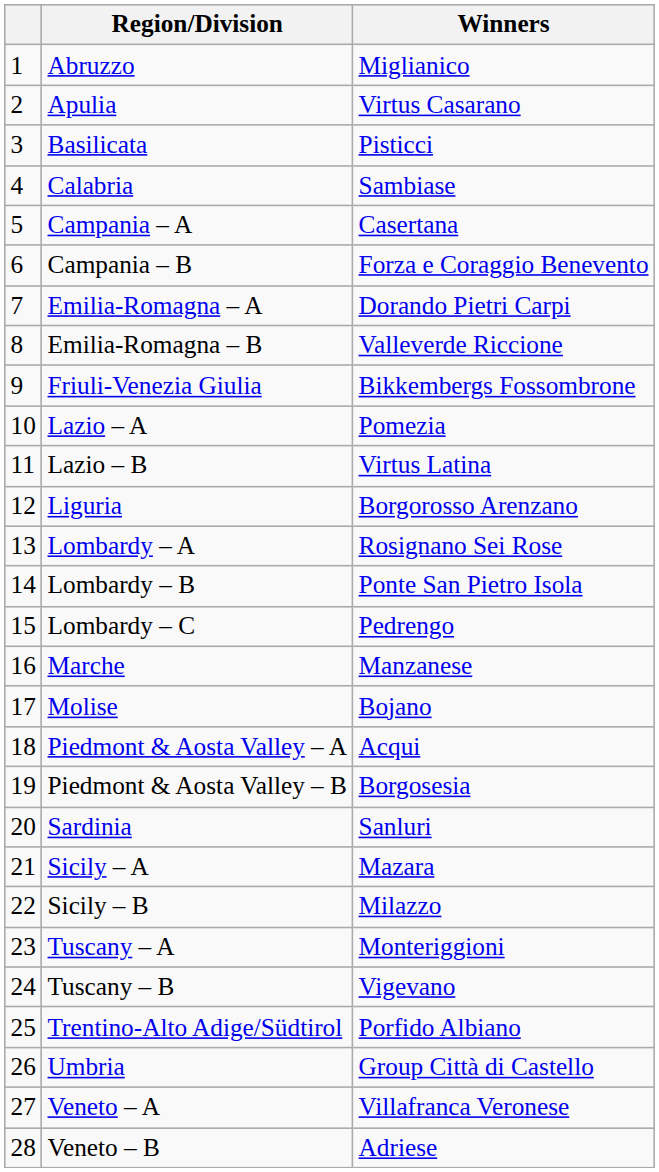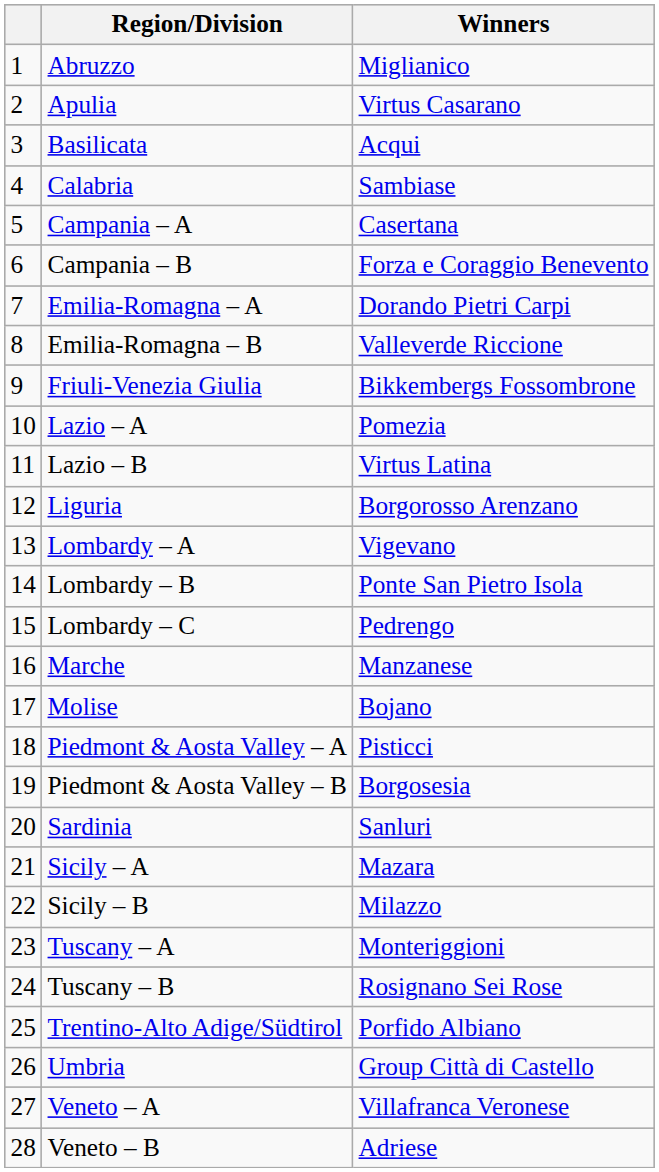(396, 144) Pisticci -> (389, 144) Acqui
(460, 545) Rosignano Sei Rose -> (407, 545) Vigevano
(389, 746) Acqui -> (396, 746) Pisticci
(407, 986) Vigevano -> (460, 986) Rosignano Sei Rose
